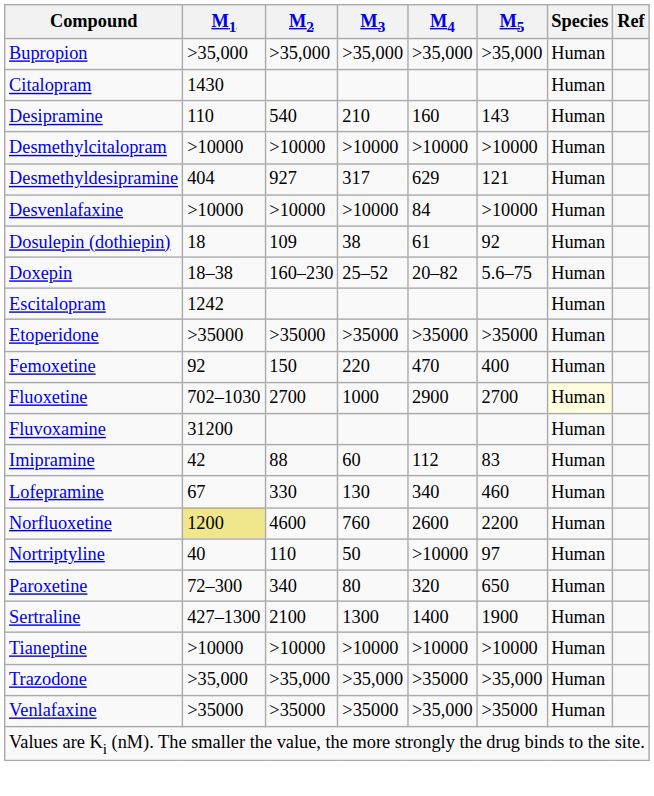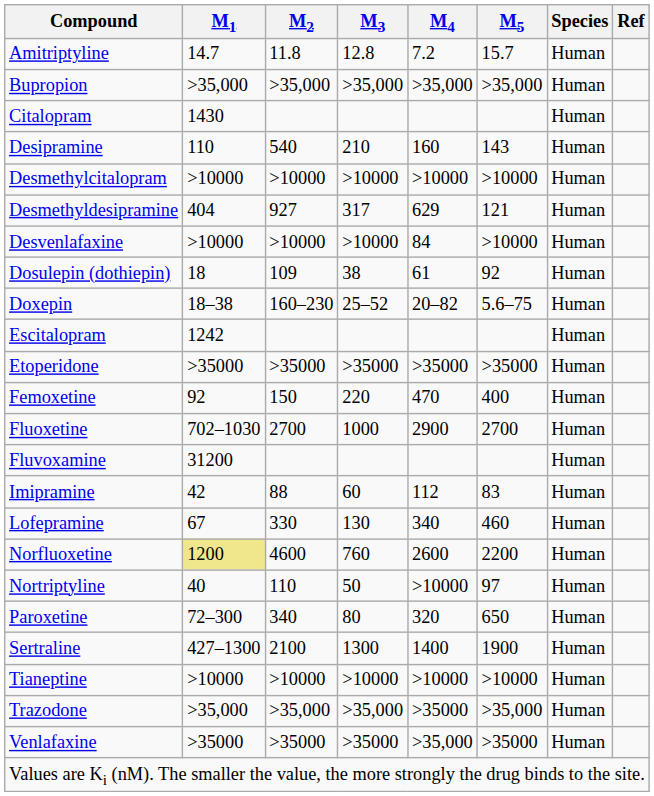+ row: (59, 53)
(578, 397) lightyellow background -> (578, 429) no background
